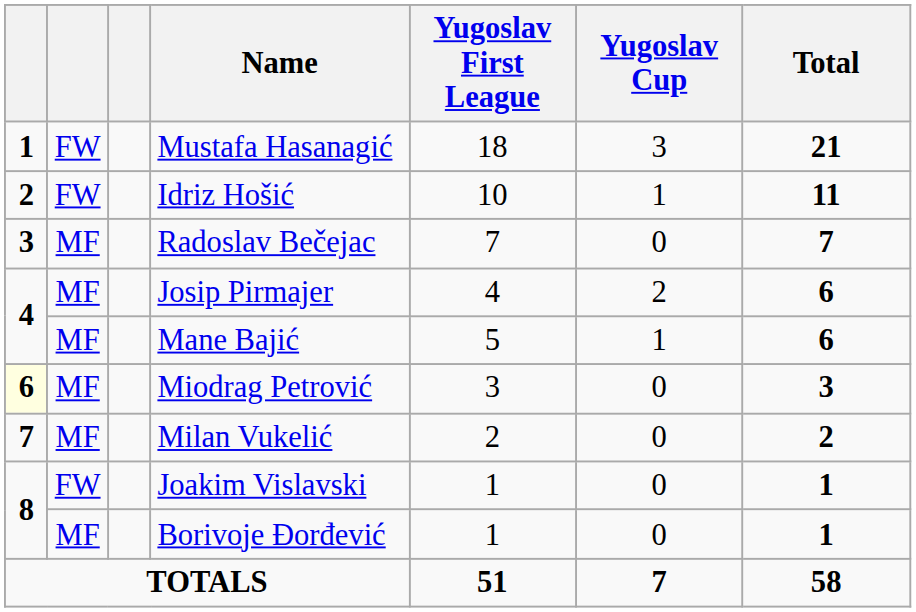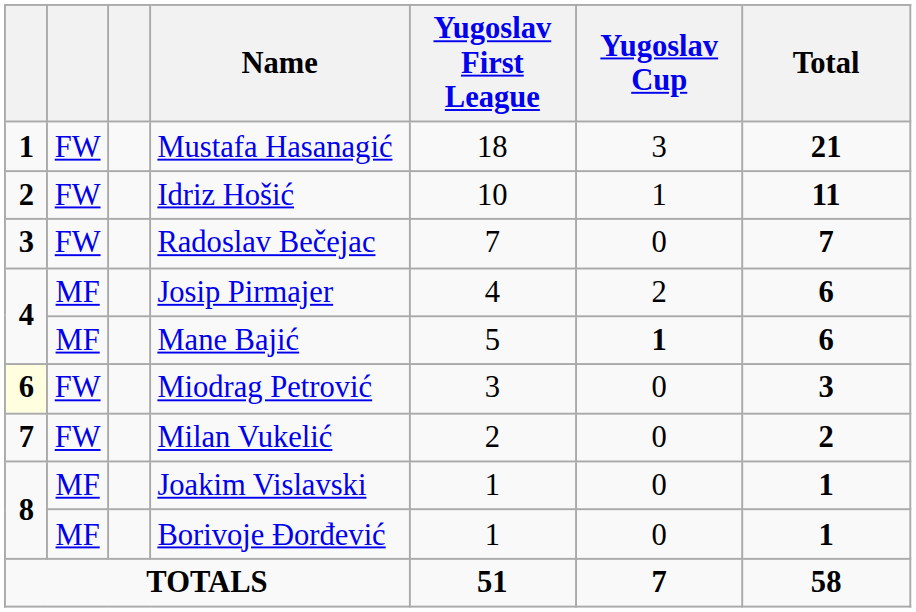(78, 242) MF -> (78, 242) FW
(659, 339) normal -> (659, 339) bold
(78, 388) MF -> (78, 388) FW
(78, 436) MF -> (78, 436) FW
(78, 485) FW -> (78, 485) MF
